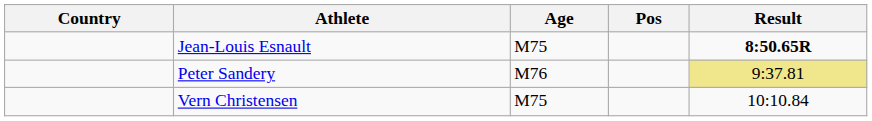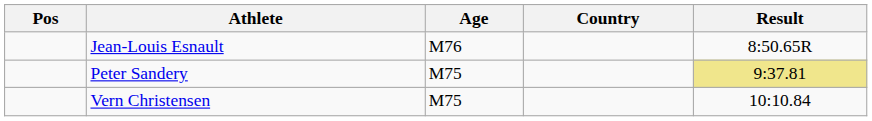columns swapped: (649, 18) <-> (89, 18)
(531, 45) M75 -> (445, 45) M76
(778, 45) bold -> (780, 45) normal
(531, 73) M76 -> (445, 73) M75
